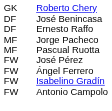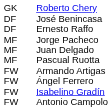+ row: (65, 50)
- row: (60, 60)
+ row: (71, 71)
